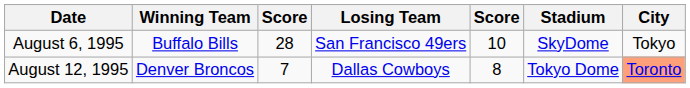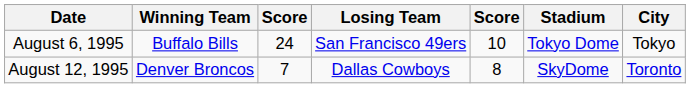(285, 43) 28 -> (285, 43) 24
(573, 43) SkyDome -> (573, 43) Tokyo Dome
(573, 69) Tokyo Dome -> (573, 69) SkyDome
(654, 69) lightsalmon background -> (654, 69) no background
